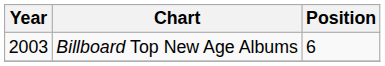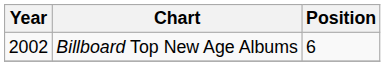(28, 46) 2003 -> (28, 46) 2002
